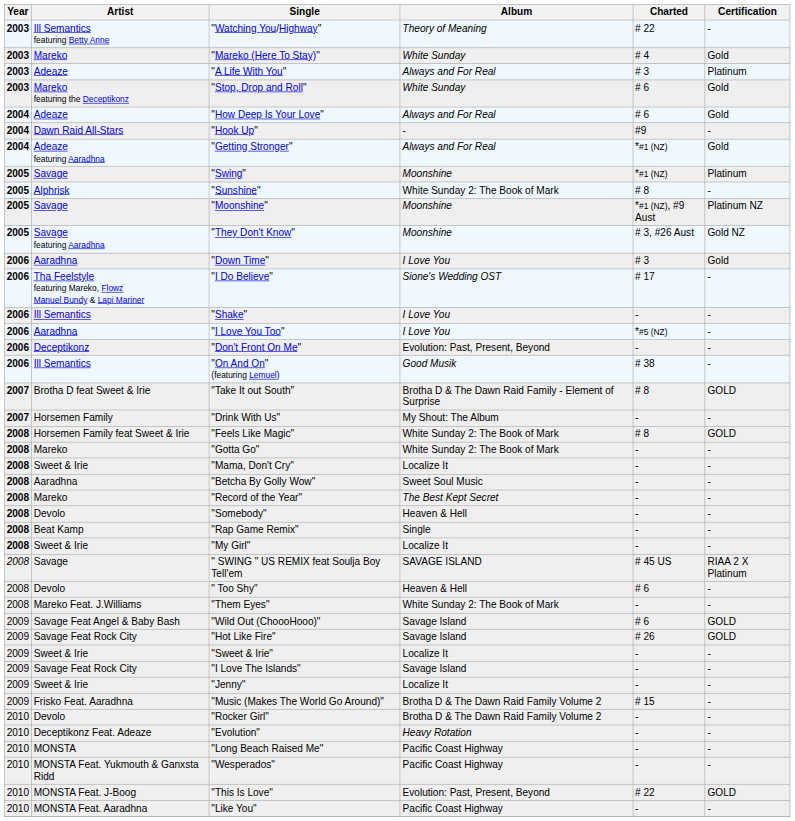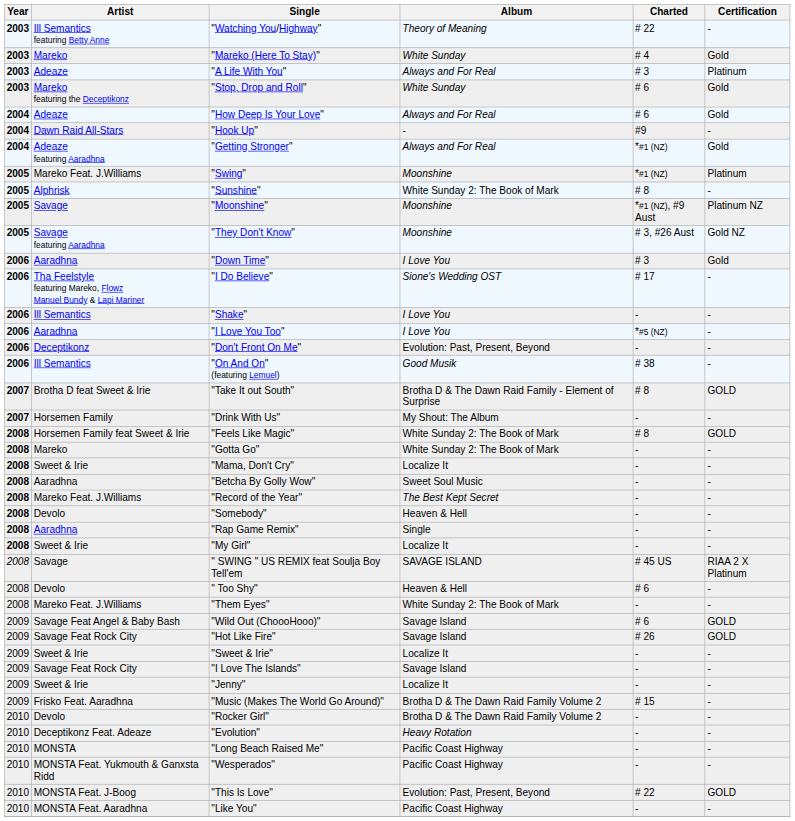(51, 174) Savage -> (87, 174) Mareko Feat. J.Williams
(51, 498) Mareko -> (87, 498) Mareko Feat. J.Williams
(59, 530) Beat Kamp -> (56, 530) Aaradhna
